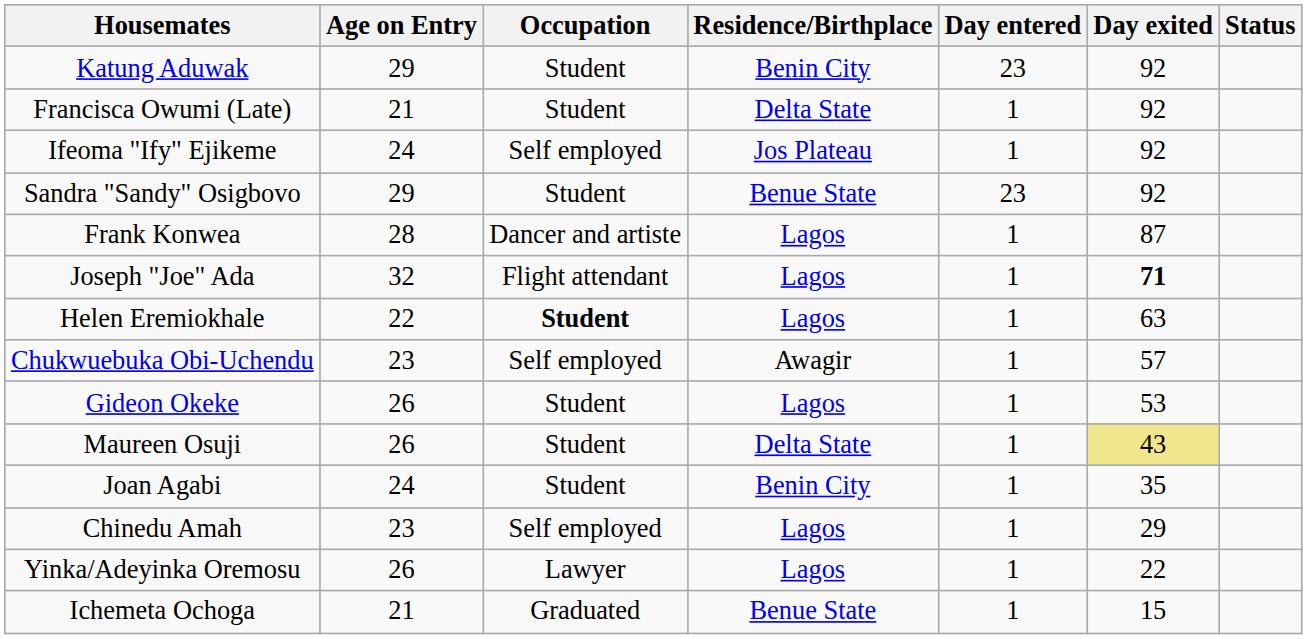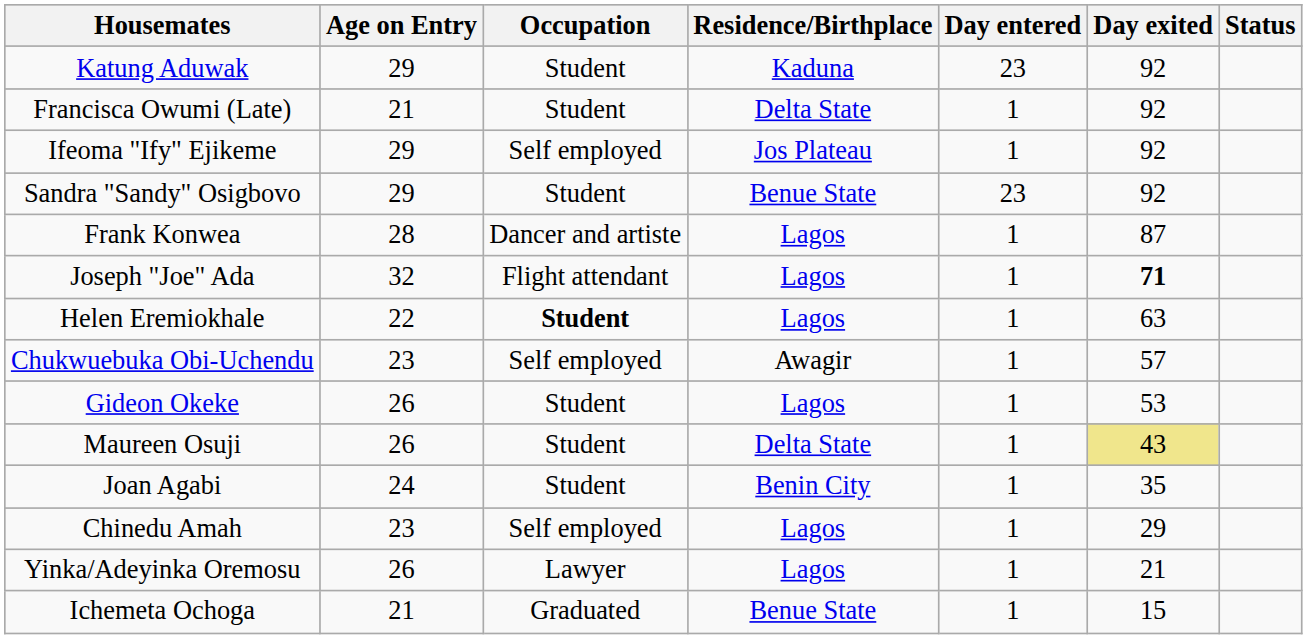(813, 67) Benin City -> (813, 67) Kaduna
(401, 151) 24 -> (401, 151) 29
(1153, 569) 22 -> (1153, 569) 21
